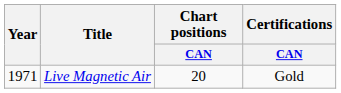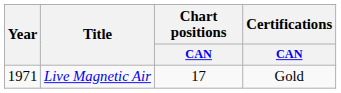(199, 76) 20 -> (199, 76) 17
